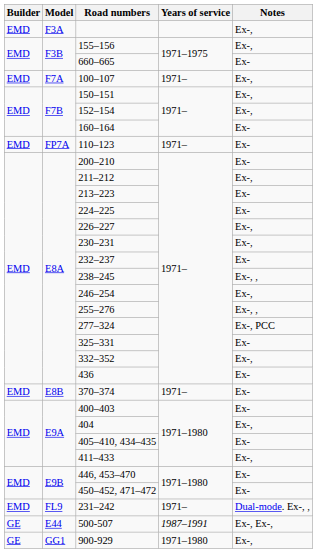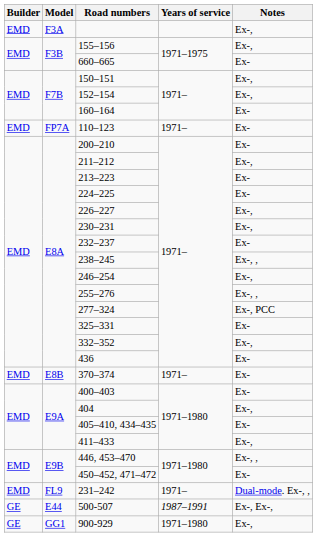- row: (96, 78)
(243, 474) Ex- -> (246, 458) Ex-, ,
